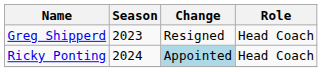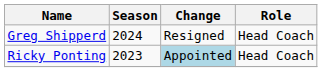(127, 35) 2023 -> (127, 35) 2024
(127, 56) 2024 -> (127, 56) 2023
